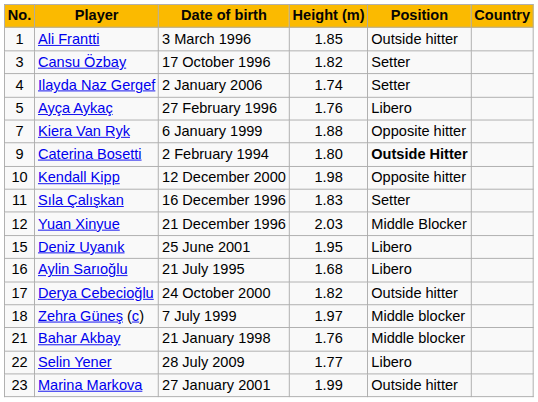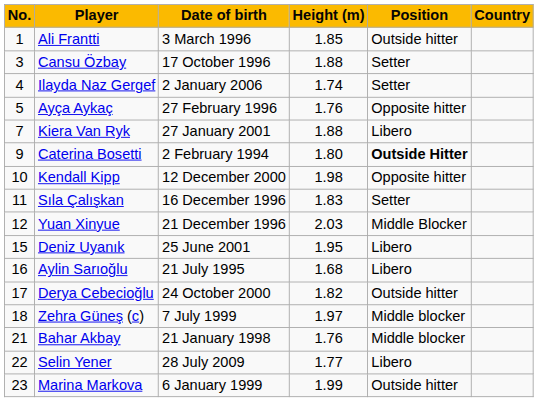(329, 62) 1.82 -> (329, 62) 1.88
(392, 108) Libero -> (419, 108) Opposite hitter
(212, 131) 6 January 1999 -> (216, 131) 27 January 2001
(419, 131) Opposite hitter -> (392, 131) Libero
(216, 385) 27 January 2001 -> (212, 385) 6 January 1999
